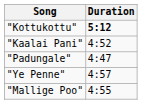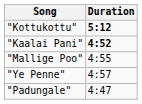(100, 44) normal -> (100, 44) bold
rows swapped: (45, 91) <-> (39, 60)
